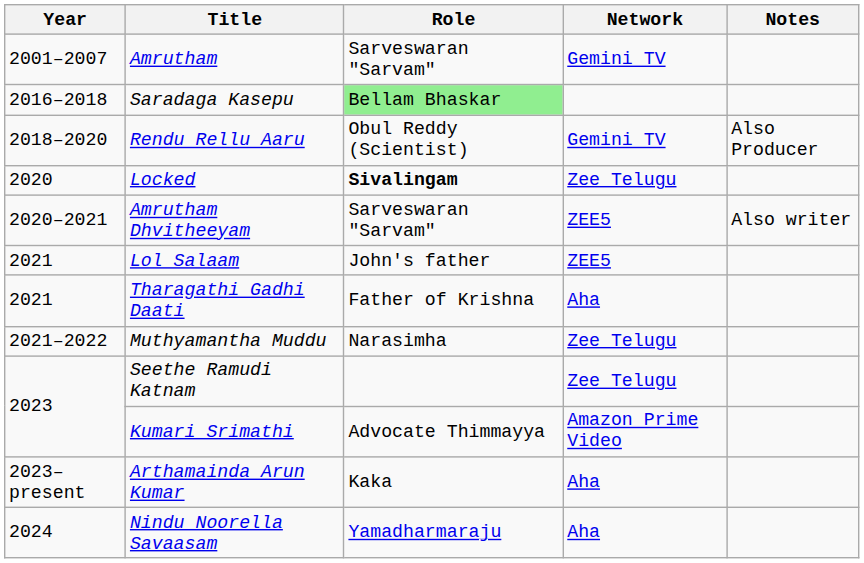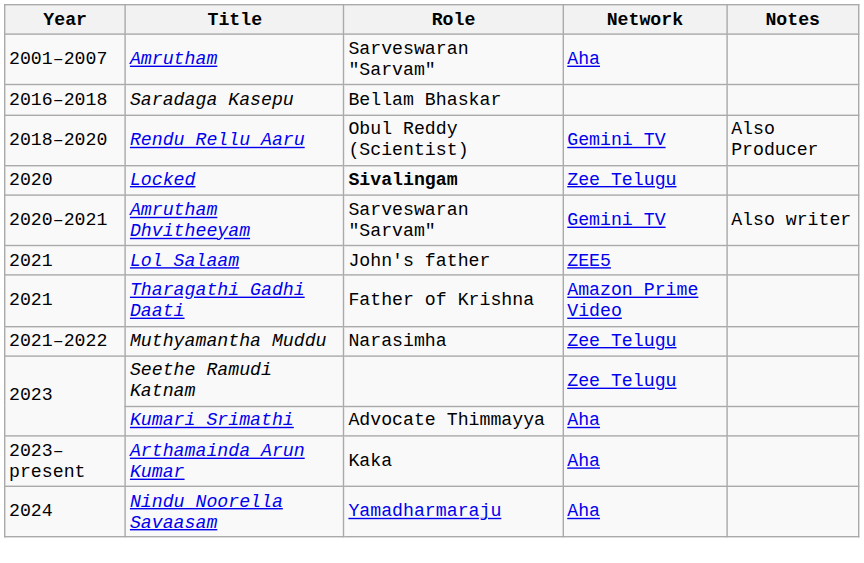(616, 60) Gemini TV -> (584, 60) Aha
(425, 100) lightgreen background -> (425, 100) no background
(589, 220) ZEE5 -> (616, 220) Gemini TV
(584, 301) Aha -> (633, 301) Amazon Prime Video
(633, 432) Amazon Prime Video -> (584, 421) Aha
